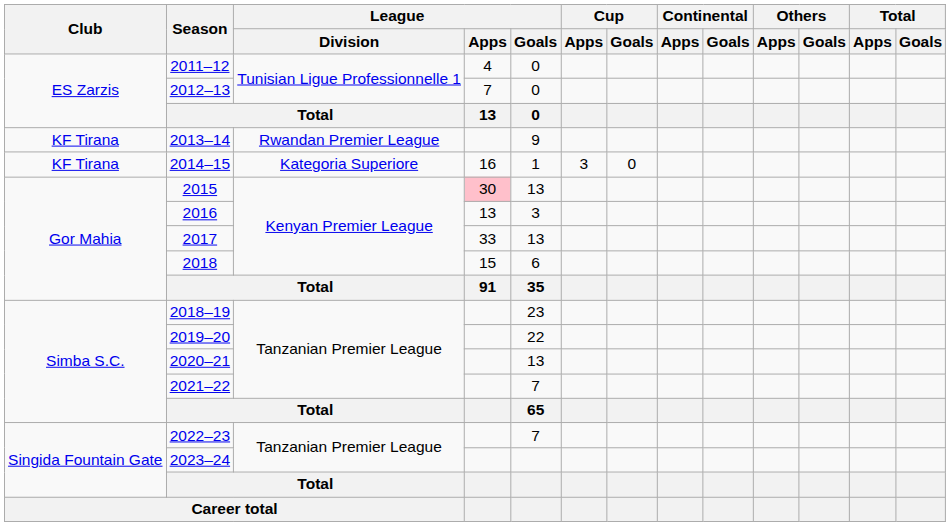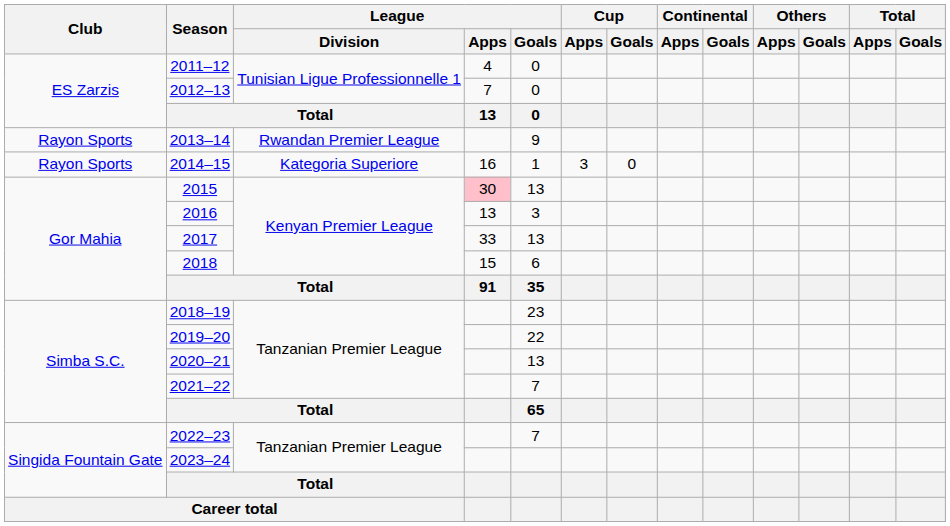(85, 139) KF Tirana -> (85, 139) Rayon Sports
(85, 164) KF Tirana -> (85, 164) Rayon Sports
